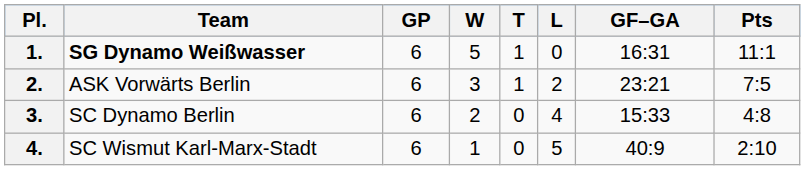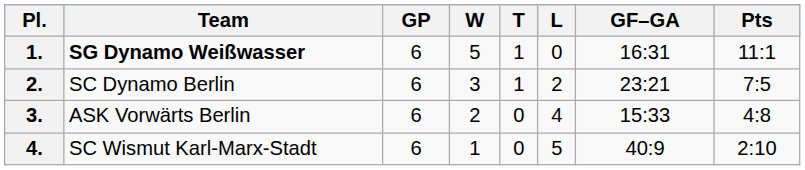(160, 84) ASK Vorwärts Berlin -> (152, 84) SC Dynamo Berlin
(152, 116) SC Dynamo Berlin -> (160, 116) ASK Vorwärts Berlin
